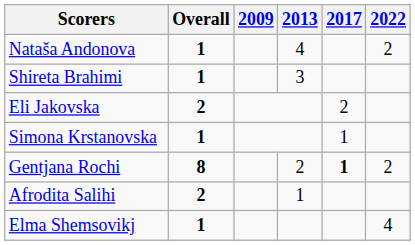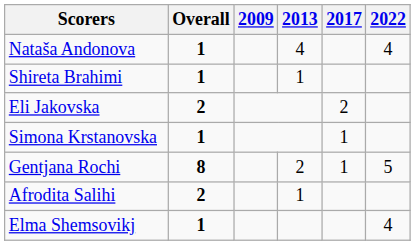(388, 49) 2 -> (388, 49) 4
(300, 78) 3 -> (300, 78) 1
(344, 166) bold -> (344, 166) normal
(388, 166) 2 -> (388, 166) 5
